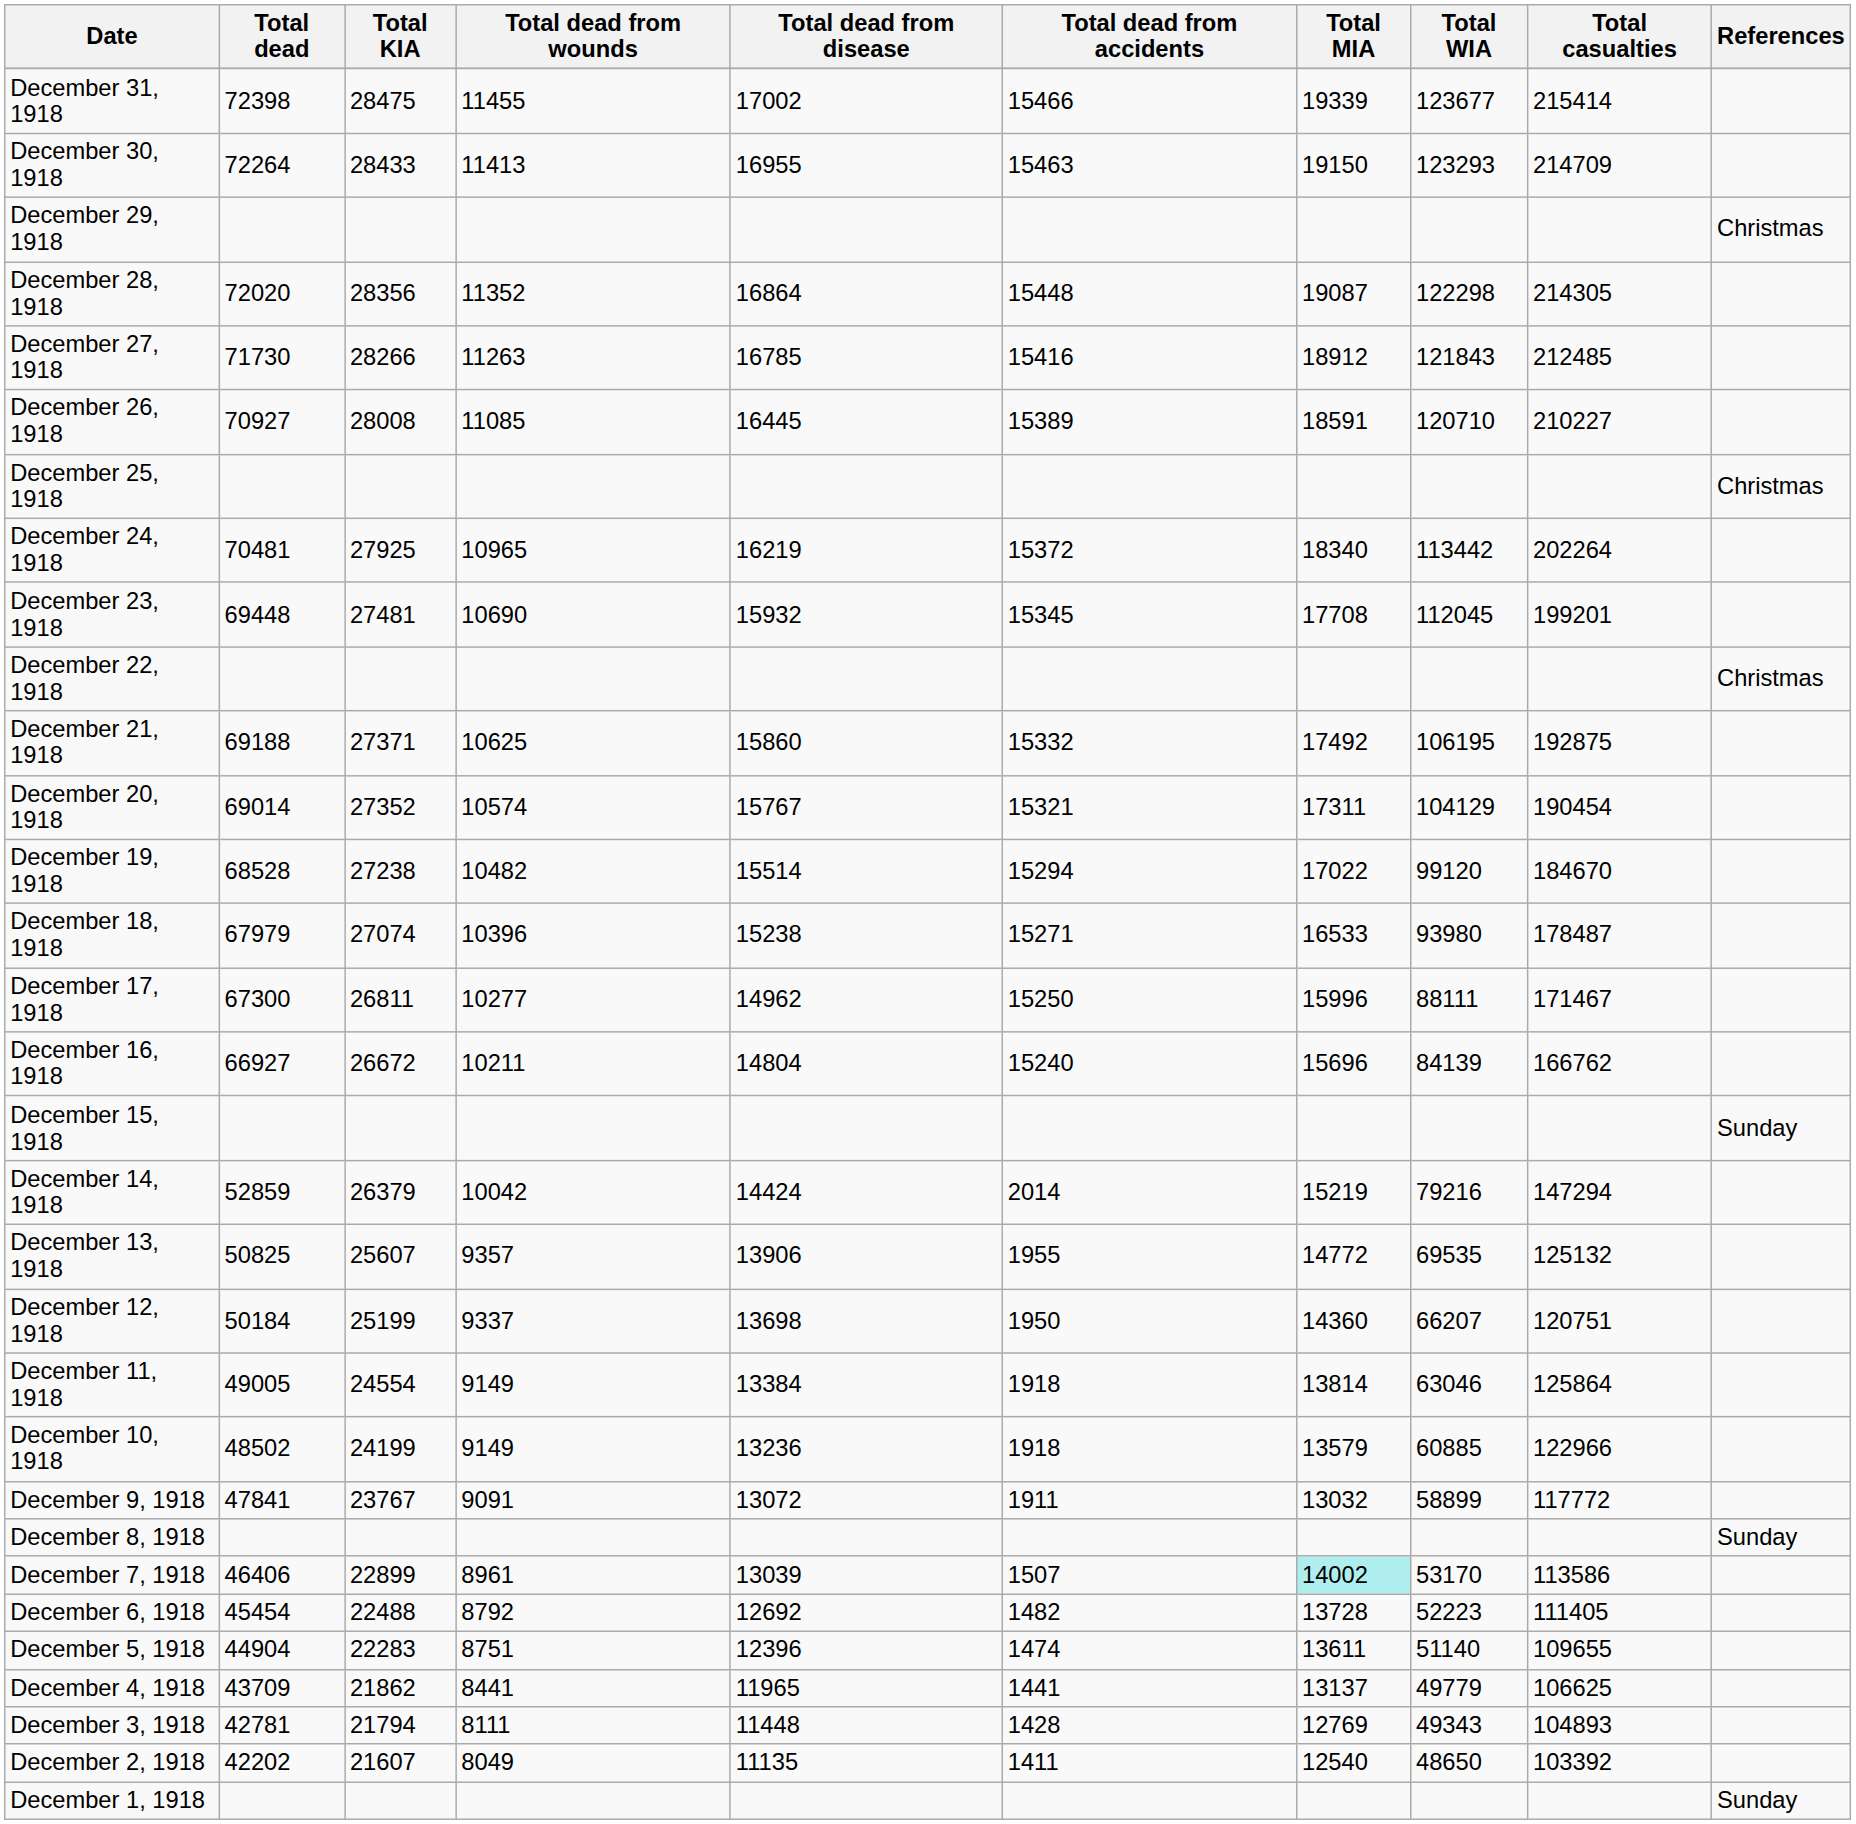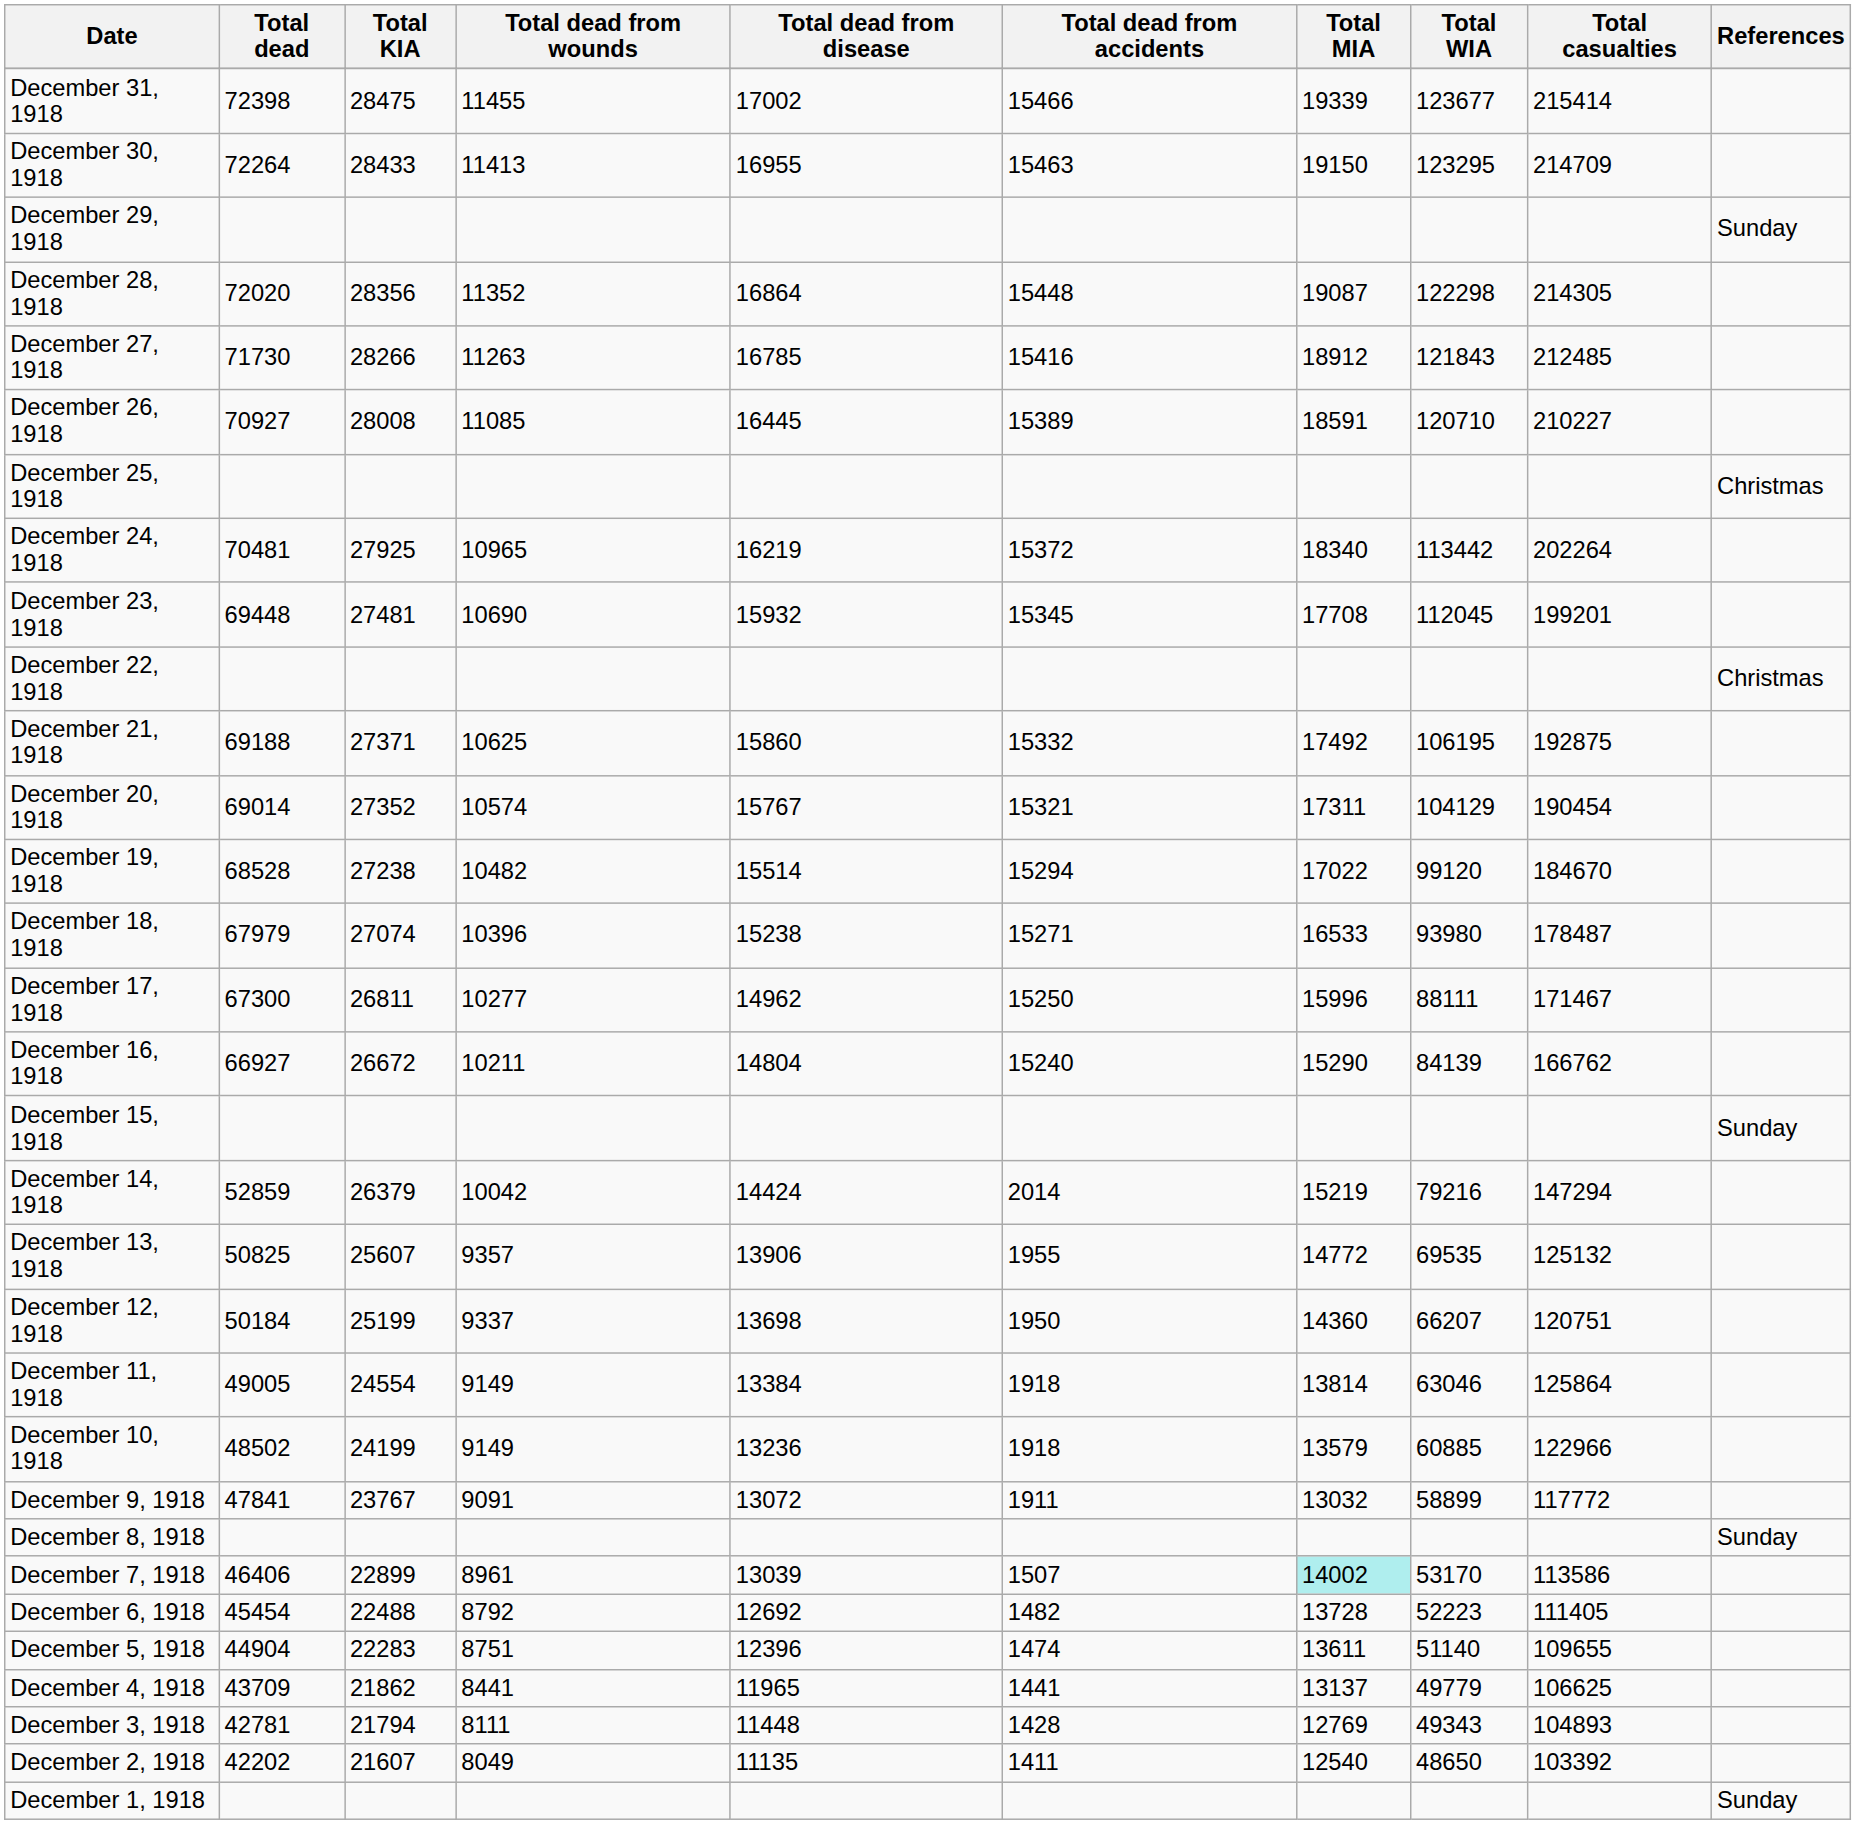(1455, 164) 123293 -> (1455, 164) 123295
(1770, 229) Christmas -> (1757, 229) Sunday
(1335, 1063) 15696 -> (1335, 1063) 15290
